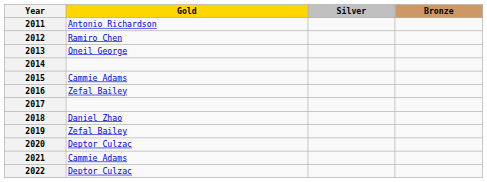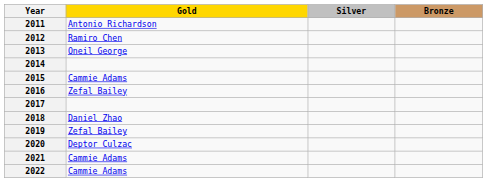(100, 171) Deptor Culzac -> (97, 171) Cammie Adams
